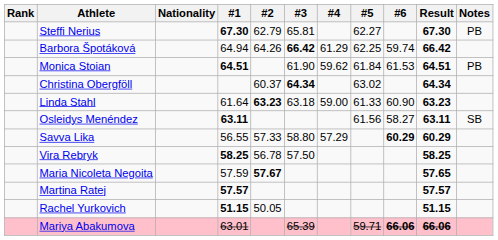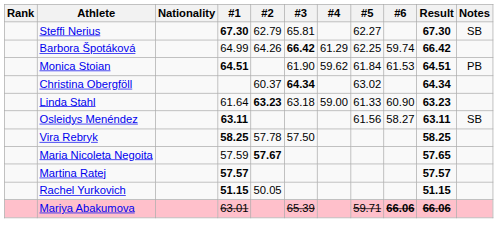(474, 31) PB -> (474, 31) SB
(234, 48) 64.94 -> (234, 48) 64.99
- row: (67, 137)
(268, 155) 56.78 -> (268, 137) 57.78
